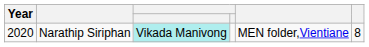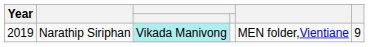(20, 33) 2020 -> (20, 33) 2019
(358, 33) 8 -> (358, 33) 9
